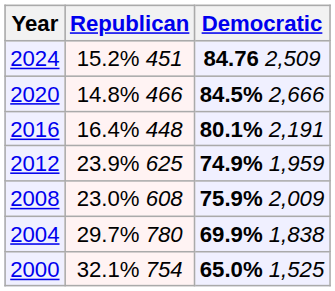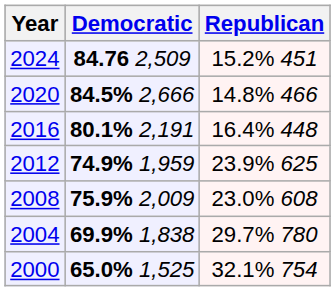columns swapped: (130, 23) <-> (262, 23)
